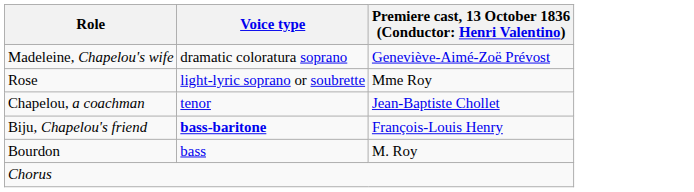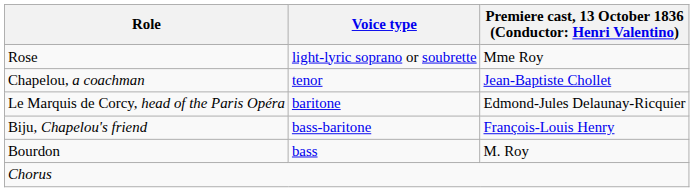- row: (91, 56)
+ row: (146, 103)
(223, 127) bold -> (332, 127) normal
